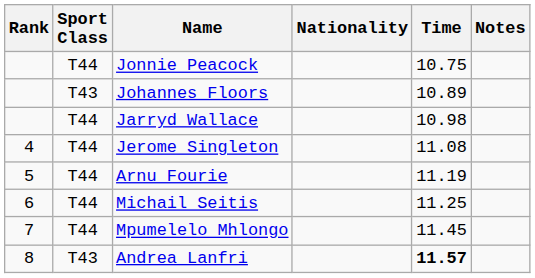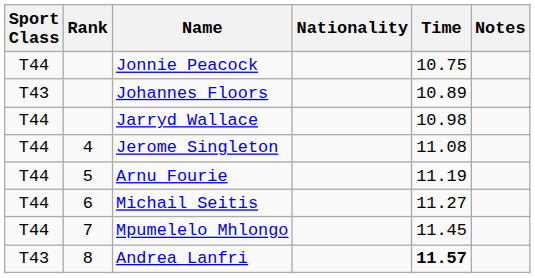columns swapped: (29, 28) <-> (83, 28)
(442, 203) 11.25 -> (442, 203) 11.27
